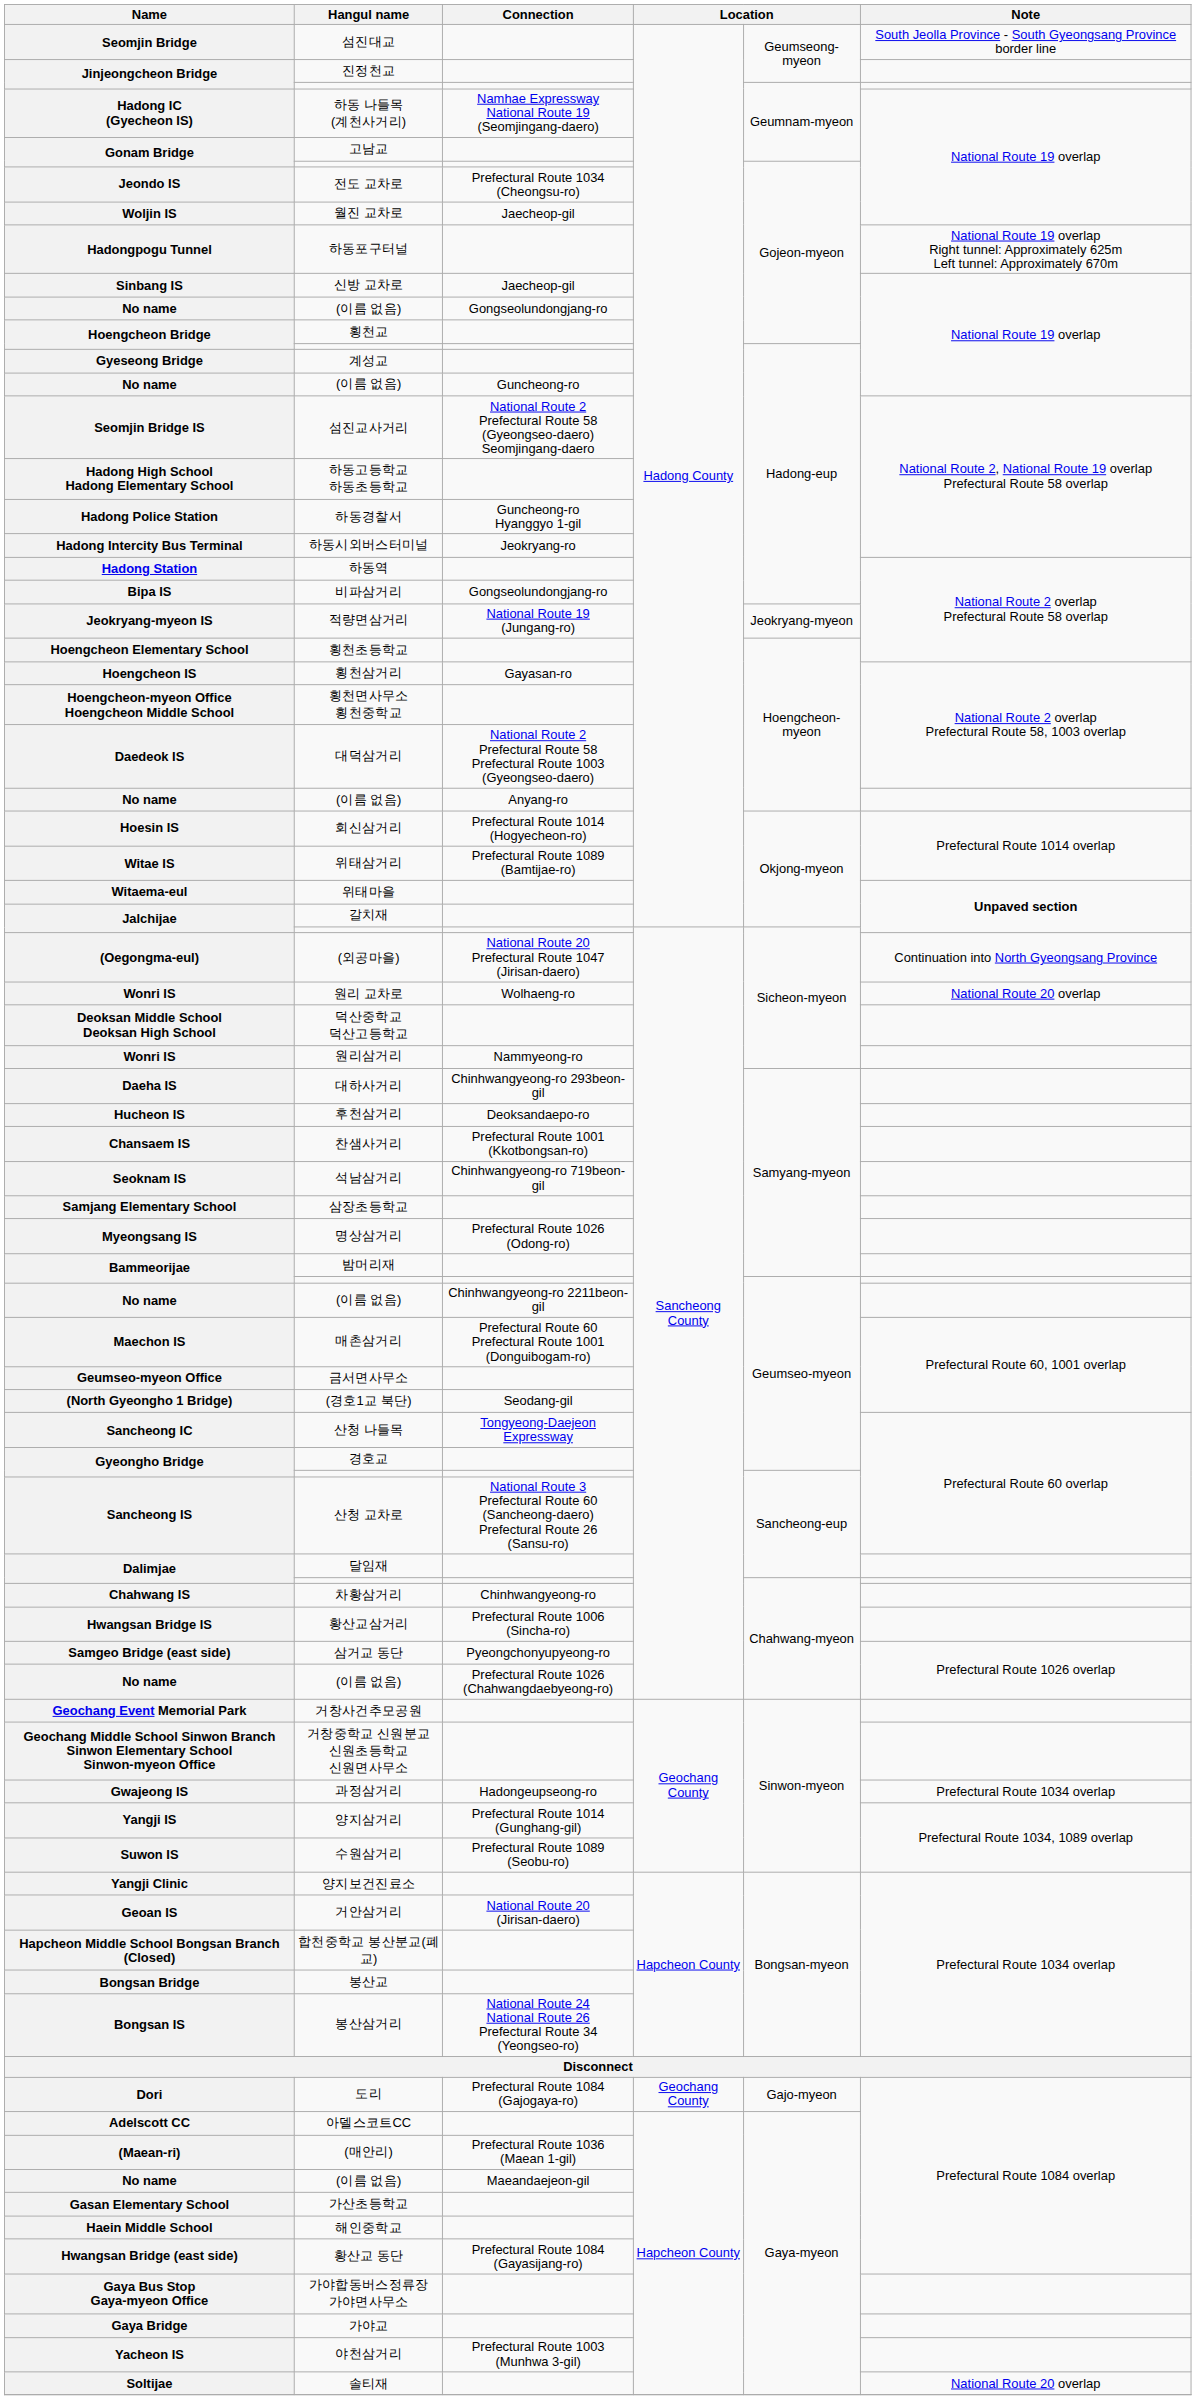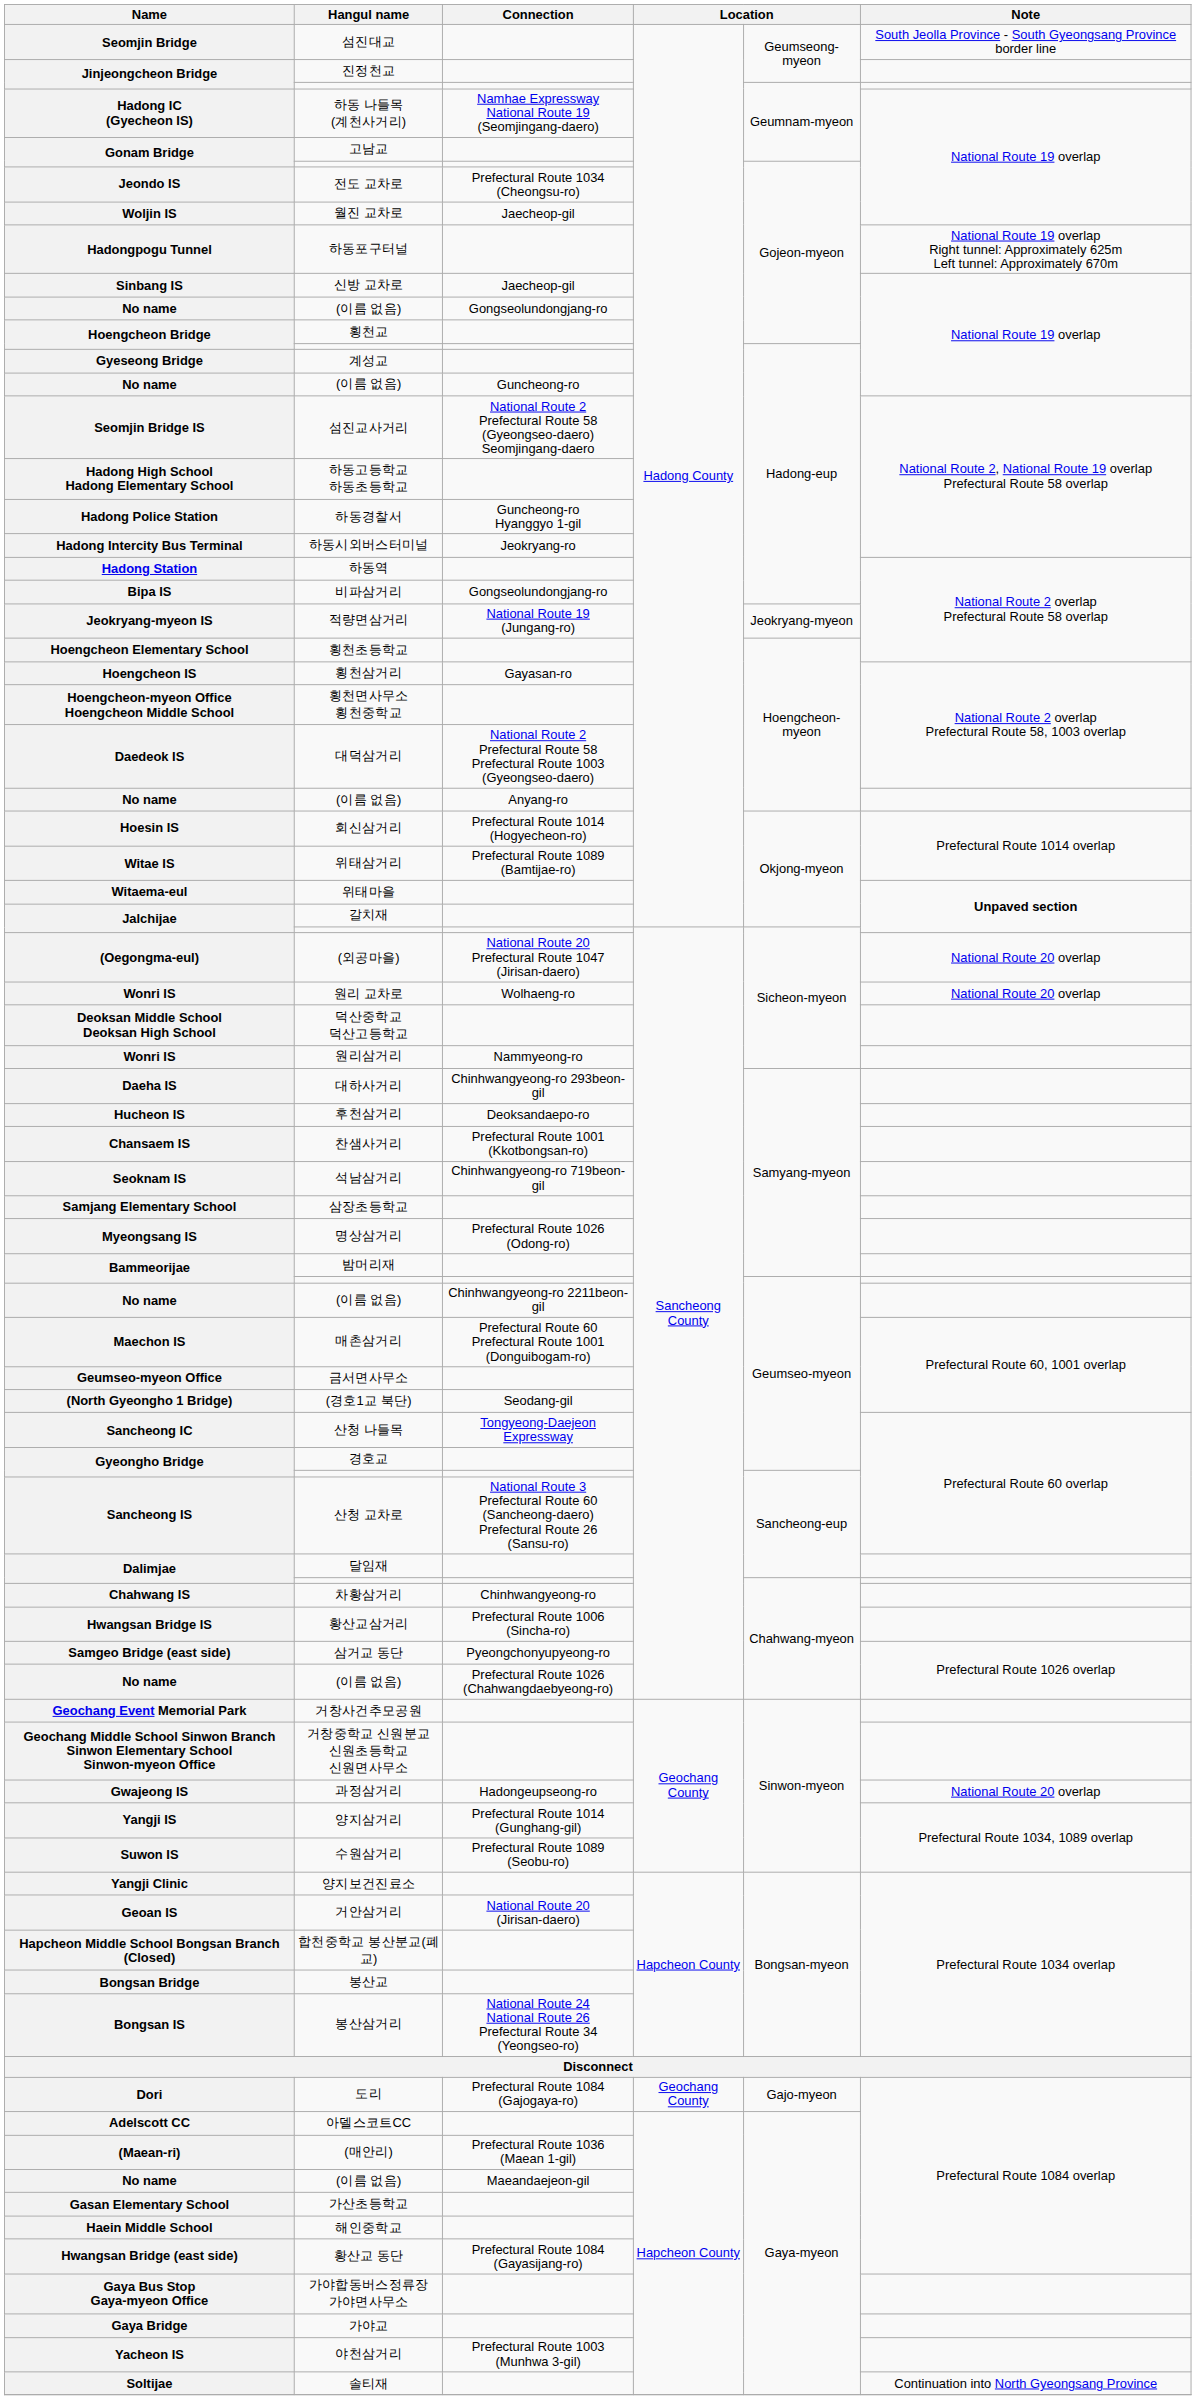(1026, 957) Continuation into North Gyeongsang Province -> (1026, 957) National Route 20 overlap
(1026, 1791) Prefectural Route 1034 overlap -> (1026, 1791) National Route 20 overlap
(1026, 2383) National Route 20 overlap -> (1026, 2383) Continuation into North Gyeongsang Province
